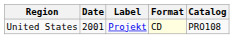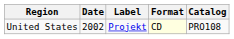(93, 27) 2001 -> (93, 27) 2002
